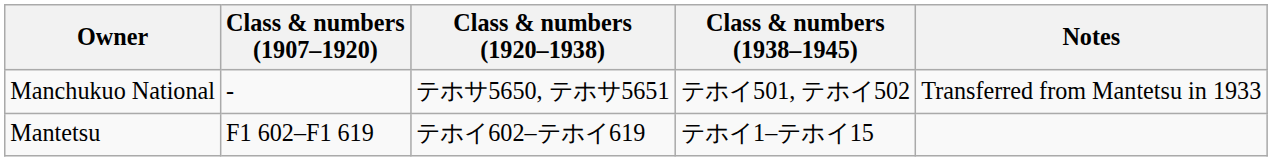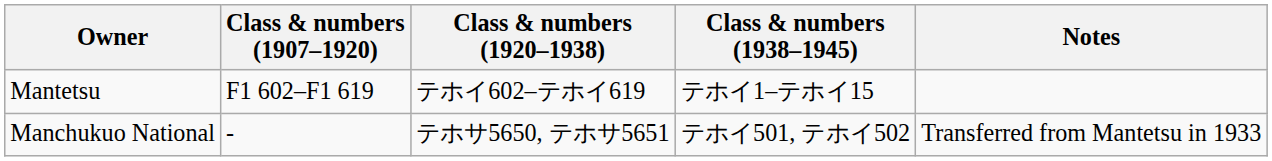rows swapped: (55, 134) <-> (113, 91)
